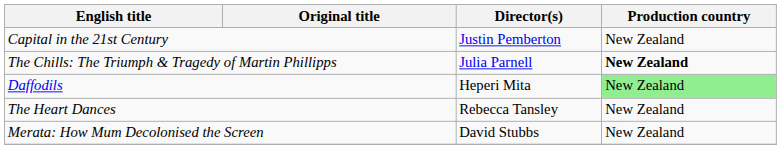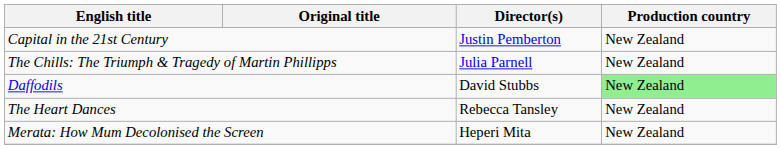(647, 62) bold -> (645, 62) normal
(495, 86) Heperi Mita -> (499, 86) David Stubbs
(499, 132) David Stubbs -> (495, 132) Heperi Mita
